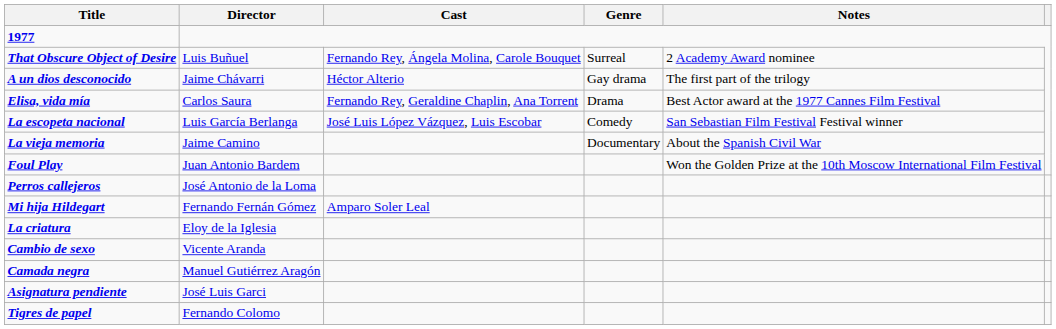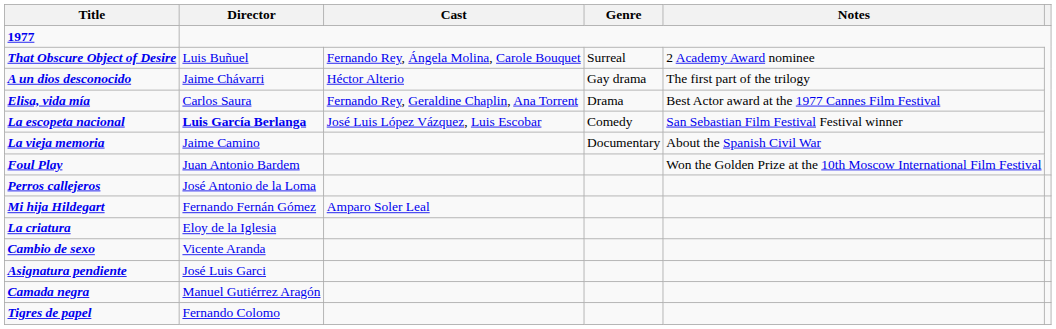(240, 121) normal -> (244, 121) bold
rows swapped: (48, 270) <-> (67, 292)
